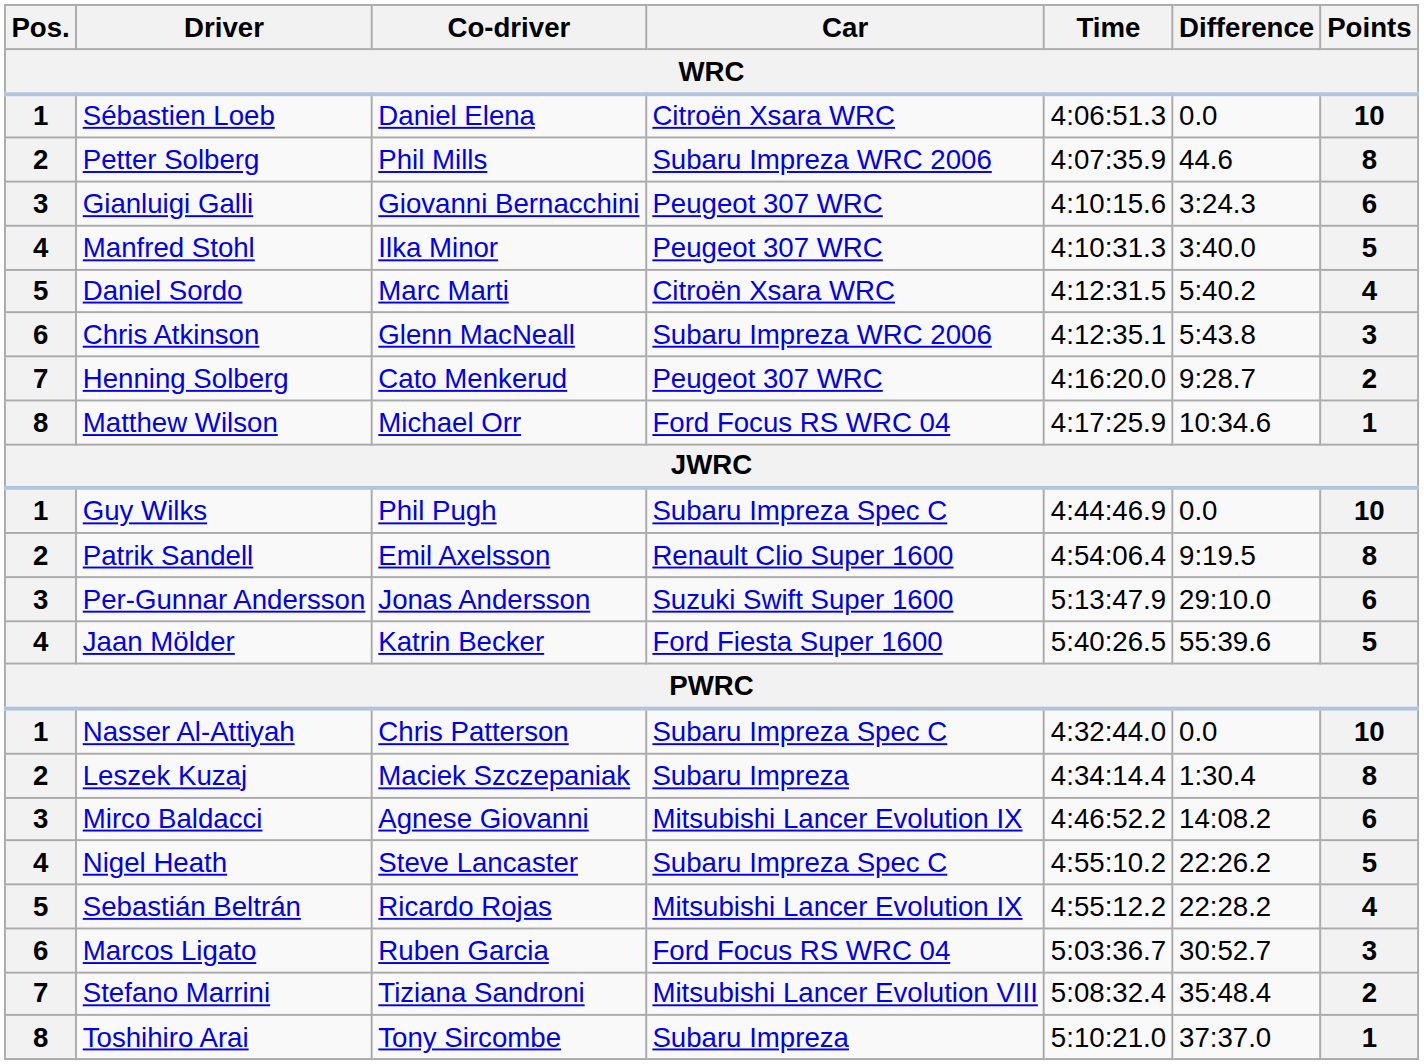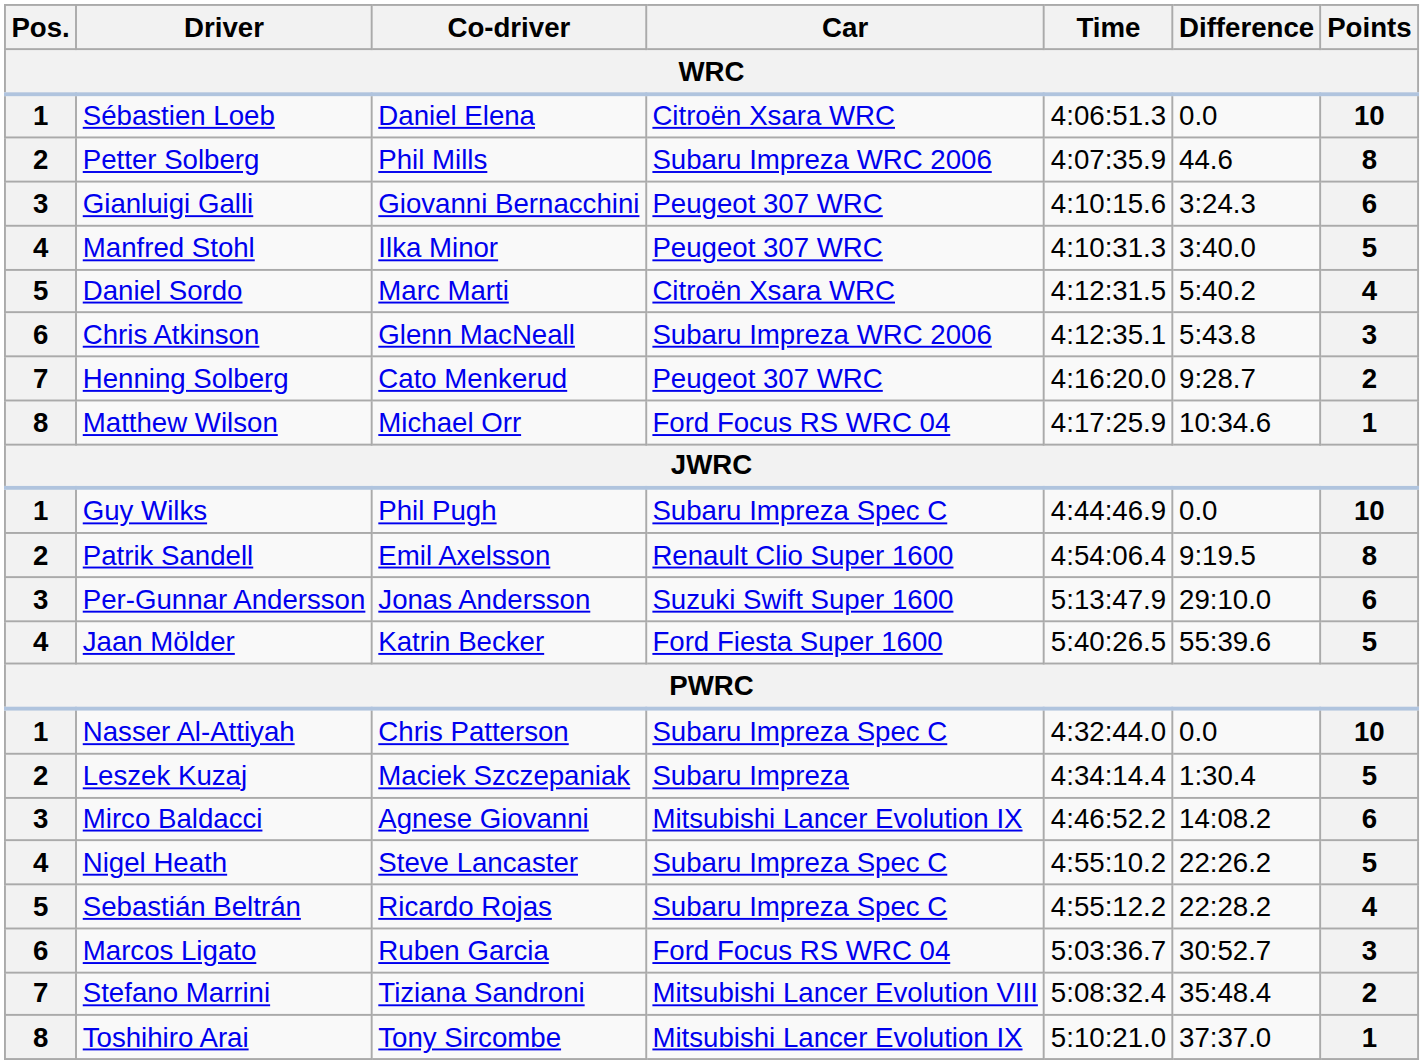(1369, 776) 8 -> (1369, 776) 5
(837, 907) Mitsubishi Lancer Evolution IX -> (800, 907) Subaru Impreza Spec C
(751, 1038) Subaru Impreza -> (837, 1038) Mitsubishi Lancer Evolution IX
